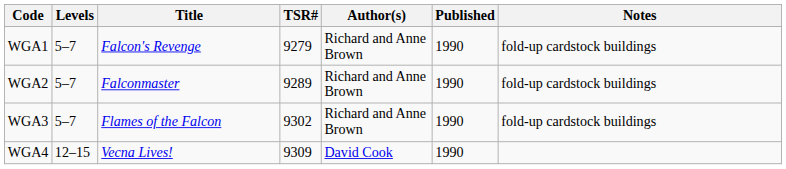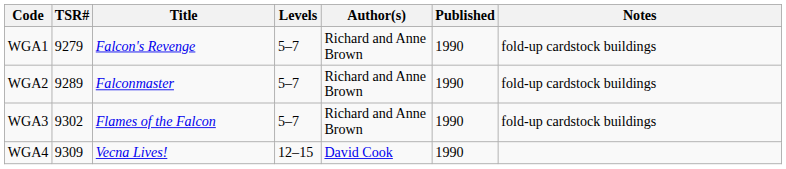columns swapped: (301, 15) <-> (75, 15)
